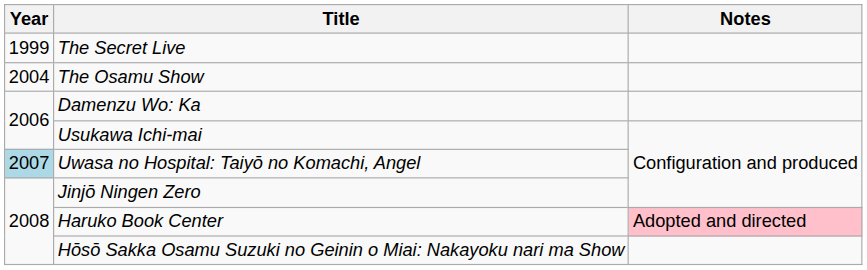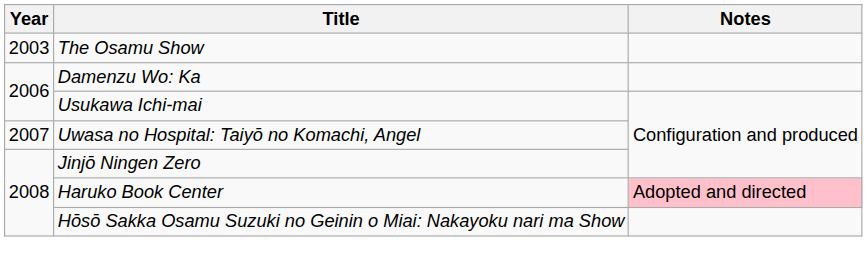- row: (122, 47)
(29, 76) 2004 -> (29, 47) 2003
(29, 163) lightblue background -> (29, 134) no background
